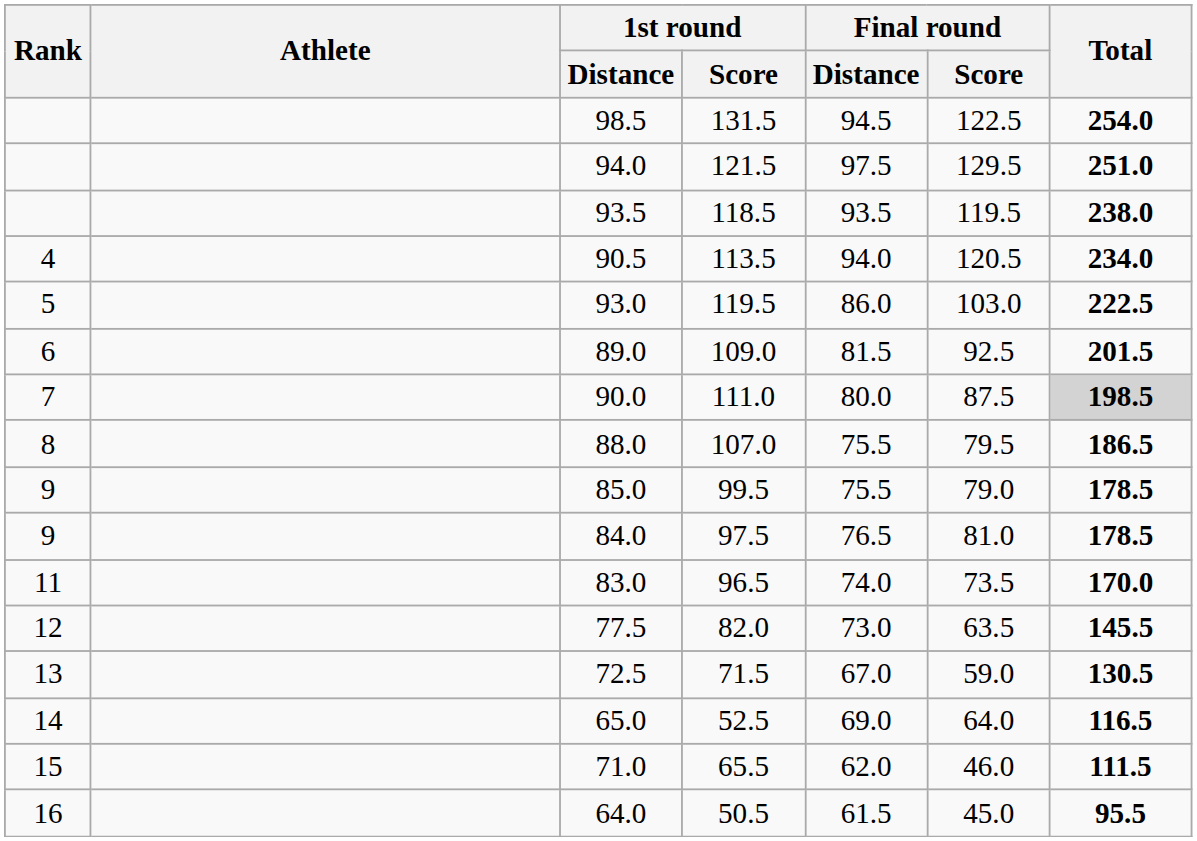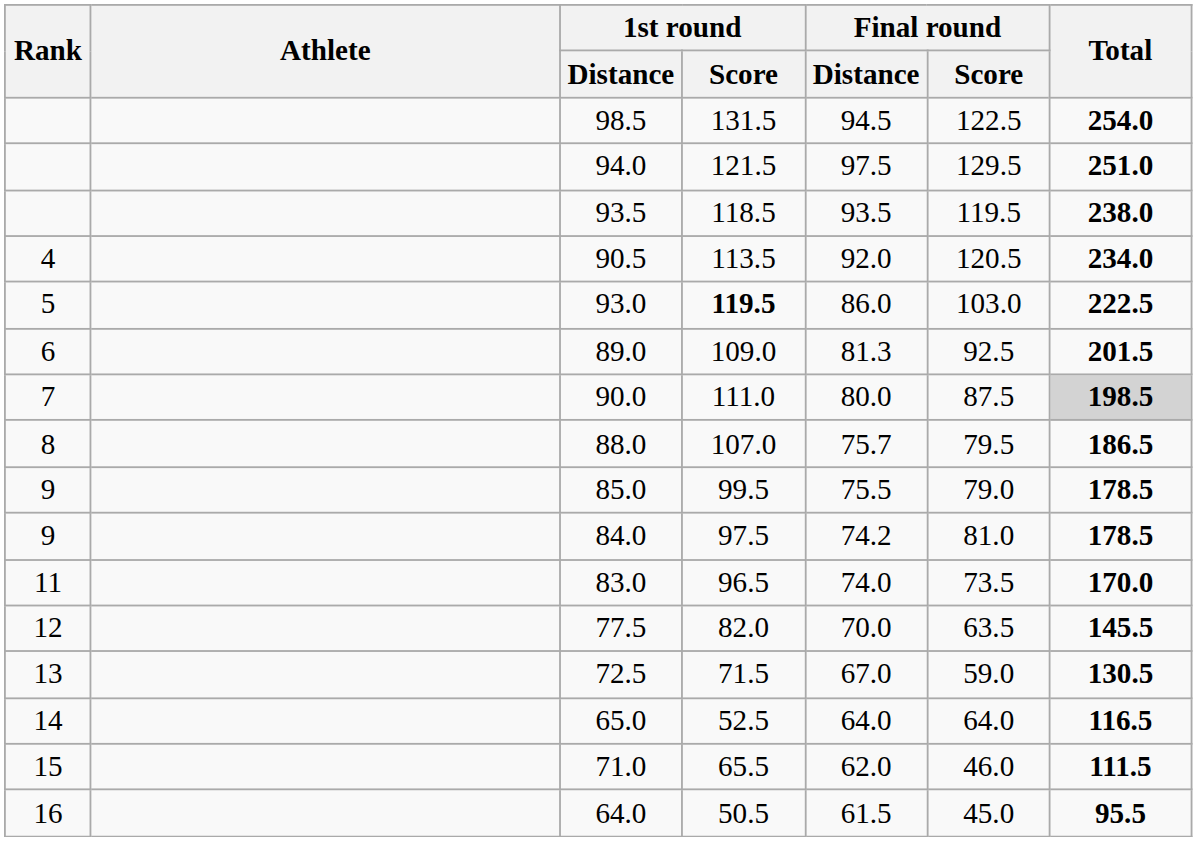(866, 258) 94.0 -> (866, 258) 92.0
(743, 304) normal -> (743, 304) bold
(866, 350) 81.5 -> (866, 350) 81.3
(866, 443) 75.5 -> (866, 443) 75.7
(866, 535) 76.5 -> (866, 535) 74.2
(866, 627) 73.0 -> (866, 627) 70.0
(866, 720) 69.0 -> (866, 720) 64.0
